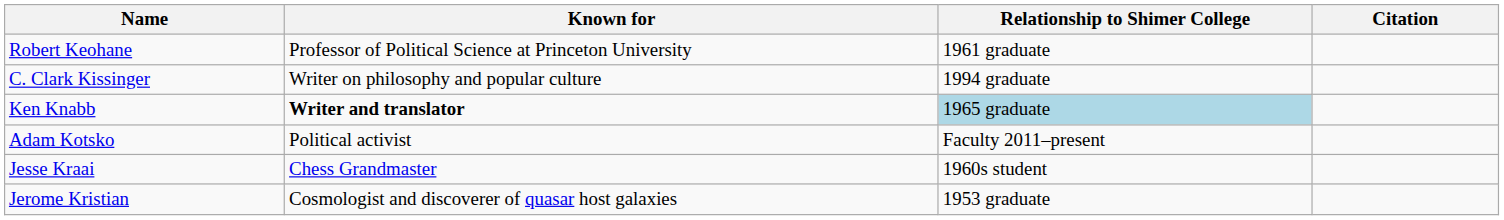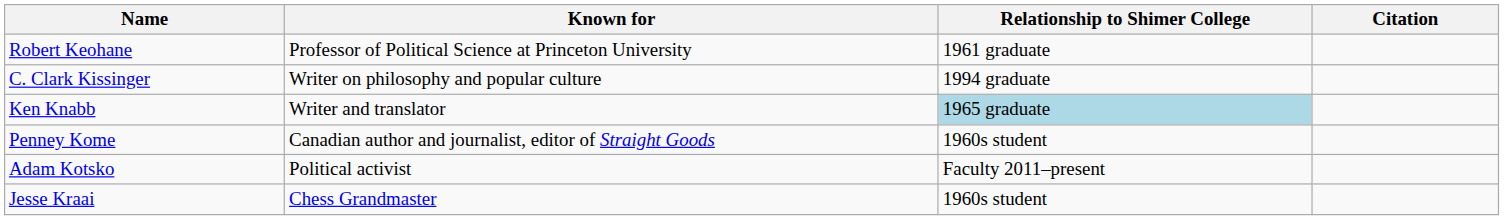(377, 109) bold -> (367, 109) normal
+ row: (62, 139)
- row: (69, 199)
